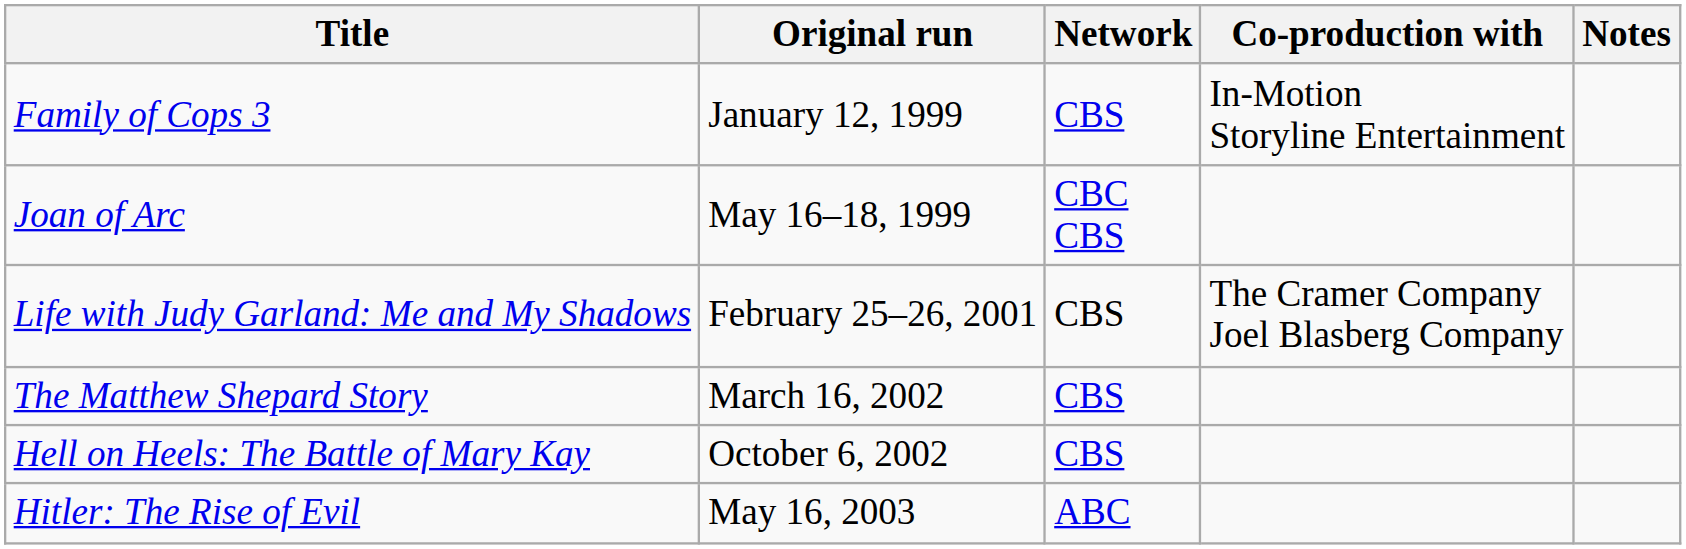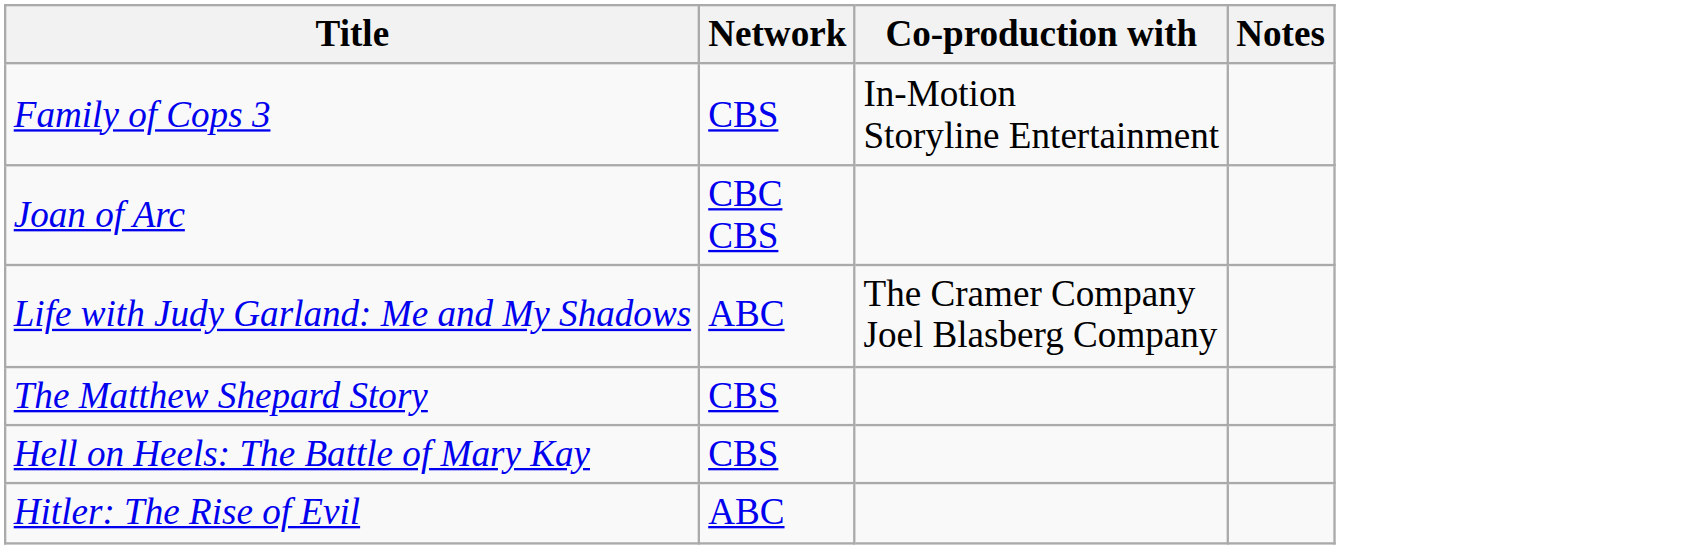- column: (873, 33)
(1089, 314) CBS -> (746, 314) ABC
